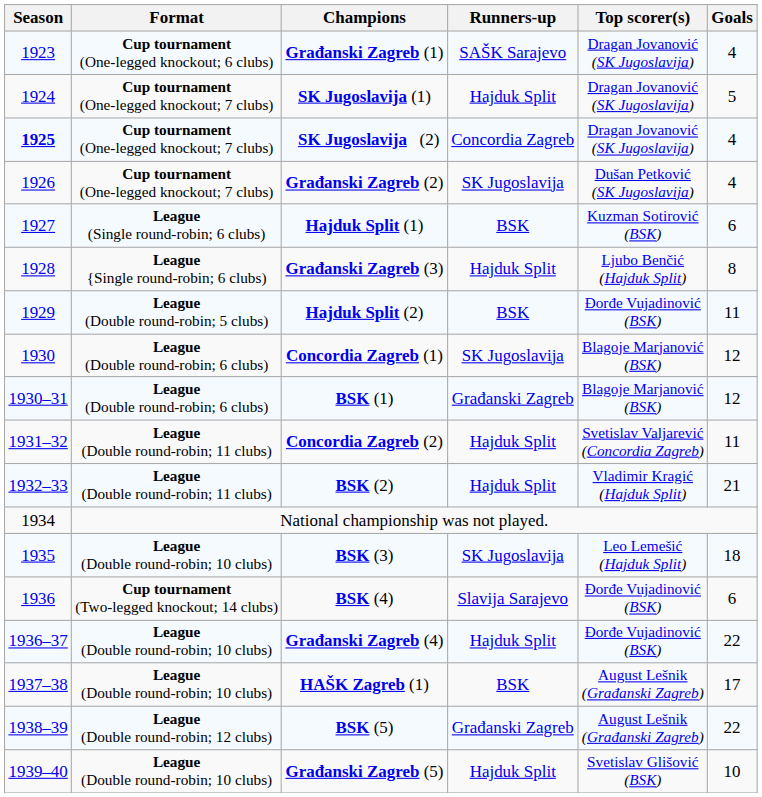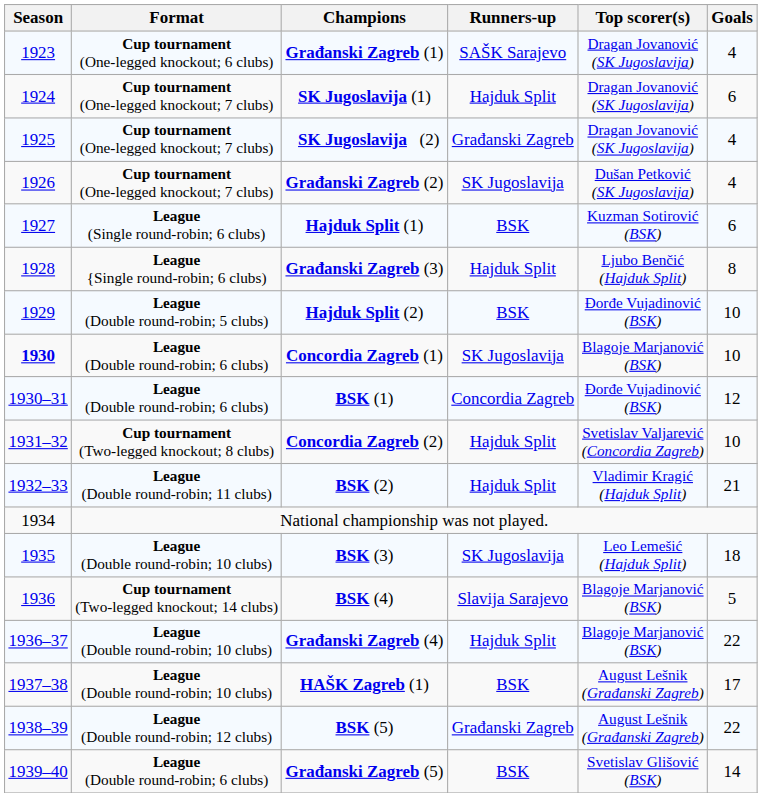(732, 96) 5 -> (732, 96) 6
(38, 139) bold -> (38, 139) normal
(513, 139) Concordia Zagreb -> (513, 139) Građanski Zagreb
(732, 312) 11 -> (732, 312) 10
(38, 355) normal -> (38, 355) bold
(732, 355) 12 -> (732, 355) 10
(513, 398) Građanski Zagreb -> (513, 398) Concordia Zagreb
(643, 398) Blagoje Marjanović (BSK) -> (643, 398) Đorđe Vujadinović (BSK)
(177, 441) League (Double round-robin; 11 clubs) -> (177, 441) Cup tournament (Two-legged knockout; 8 clubs)
(732, 441) 11 -> (732, 441) 10
(643, 598) Đorđe Vujadinović (BSK) -> (643, 598) Blagoje Marjanović (BSK)
(732, 598) 6 -> (732, 598) 5
(643, 641) Đorđe Vujadinović (BSK) -> (643, 641) Blagoje Marjanović (BSK)
(177, 771) League (Double round-robin; 10 clubs) -> (177, 771) League (Double round-robin; 6 clubs)
(513, 771) Hajduk Split -> (513, 771) BSK
(732, 771) 10 -> (732, 771) 14
